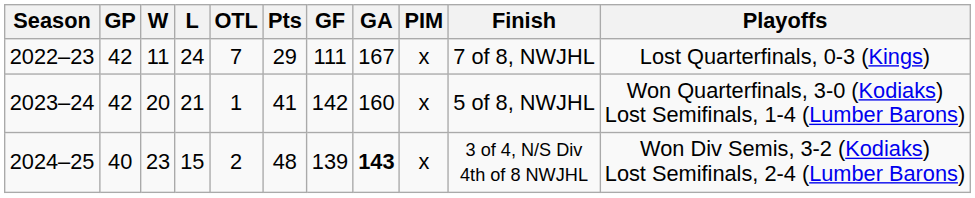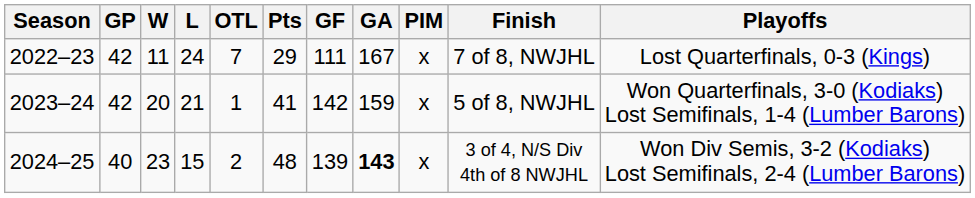(376, 103) 160 -> (376, 103) 159
